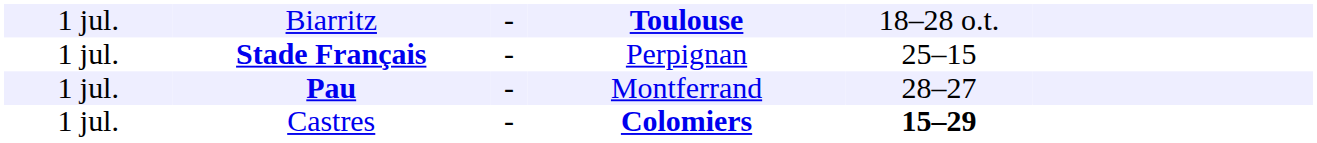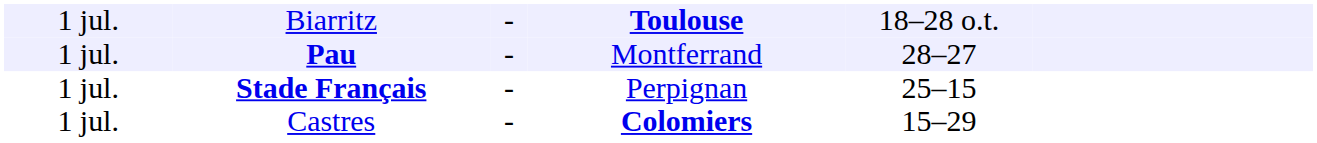rows swapped: (331, 54) <-> (331, 87)
(939, 121) bold -> (939, 121) normal
